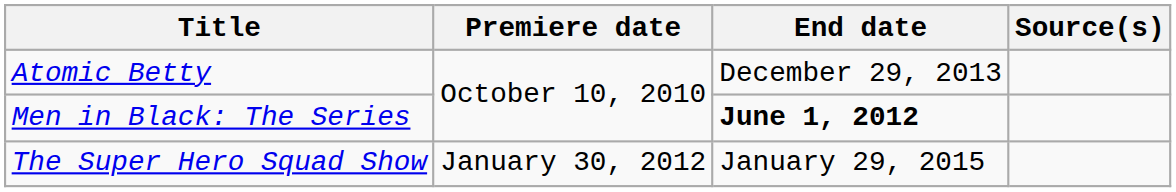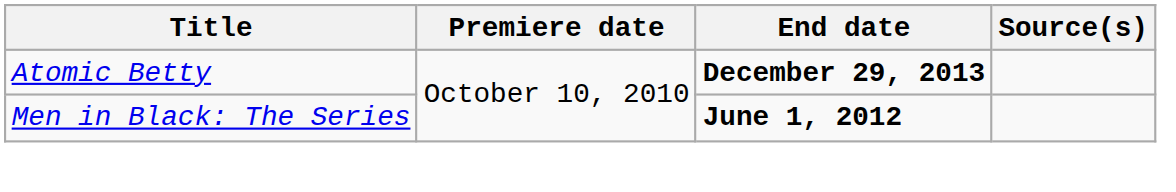(861, 73) normal -> (844, 73) bold
- row: (219, 163)
